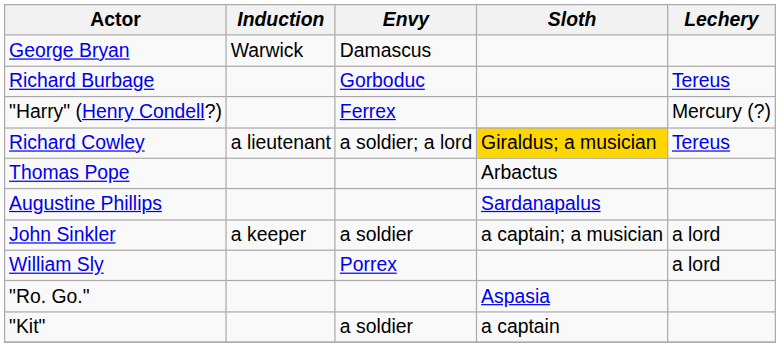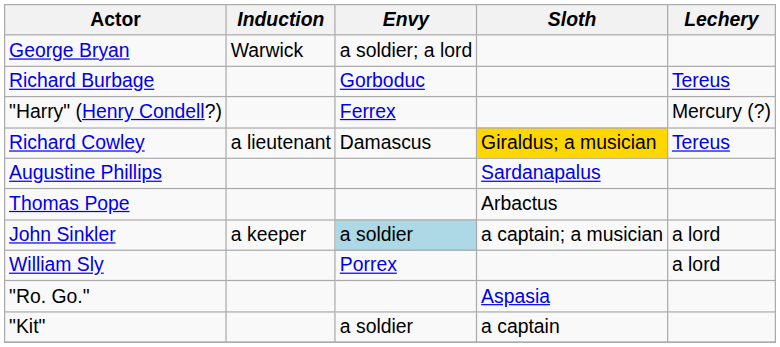(386, 50) Damascus -> (406, 50) a soldier; a lord
(406, 142) a soldier; a lord -> (386, 142) Damascus
rows swapped: (85, 204) <-> (69, 173)
(376, 234) no background -> (376, 234) lightblue background
